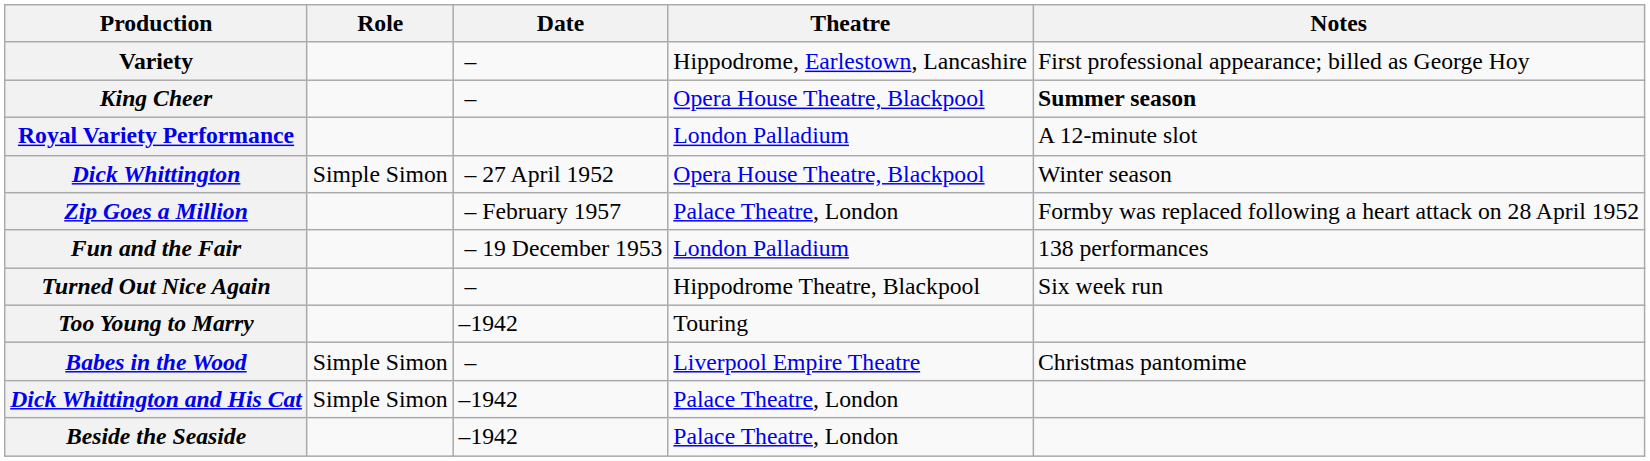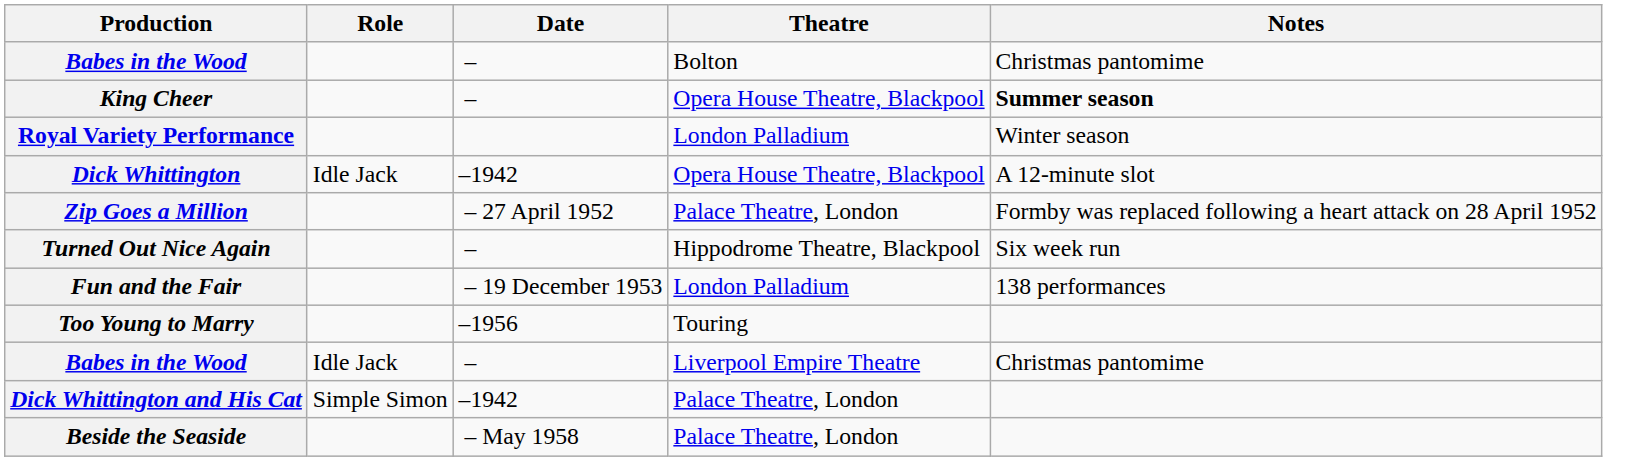- row: (156, 60)
+ row: (156, 60)
(1118, 135) A 12-minute slot -> (1062, 135) Winter season
(380, 173) Simple Simon -> (355, 173) Idle Jack
(536, 173) – 27 April 1952 -> (488, 173) –1942
(1105, 173) Winter season -> (1075, 173) A 12-minute slot
(540, 211) – February 1957 -> (536, 211) – 27 April 1952
rows swapped: (156, 248) <-> (156, 286)
(488, 323) –1942 -> (488, 323) –1956
(380, 361) Simple Simon -> (355, 361) Idle Jack
(488, 436) –1942 -> (519, 436) – May 1958
